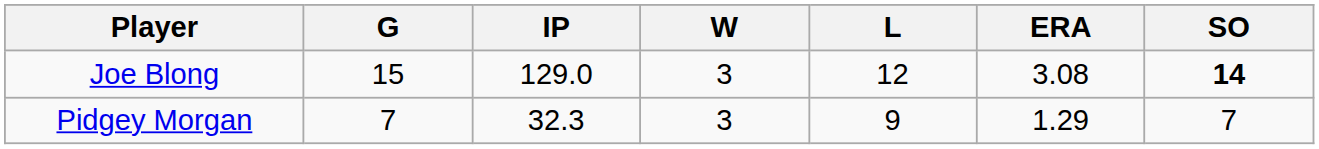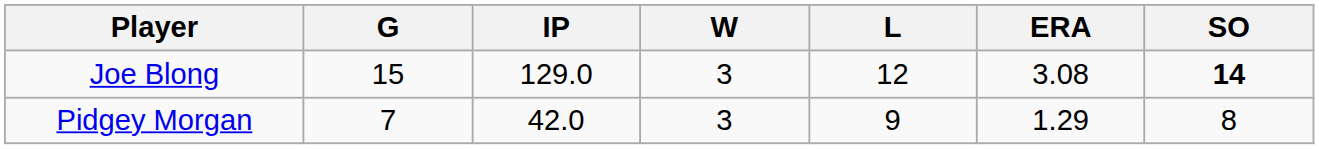(556, 119) 32.3 -> (556, 119) 42.0
(1229, 119) 7 -> (1229, 119) 8
